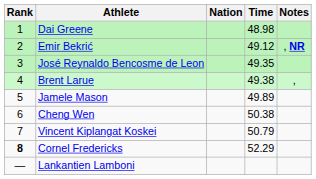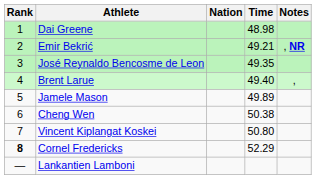(261, 47) 49.12 -> (261, 47) 49.21
(261, 81) 49.38 -> (261, 81) 49.40
(261, 132) 50.79 -> (261, 132) 50.80
